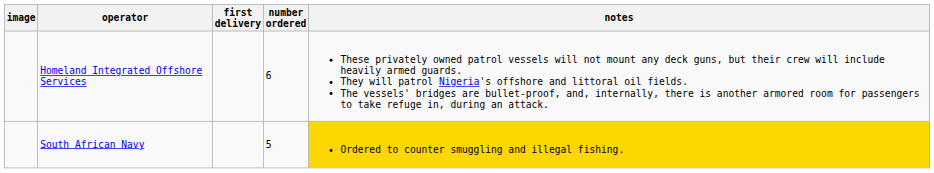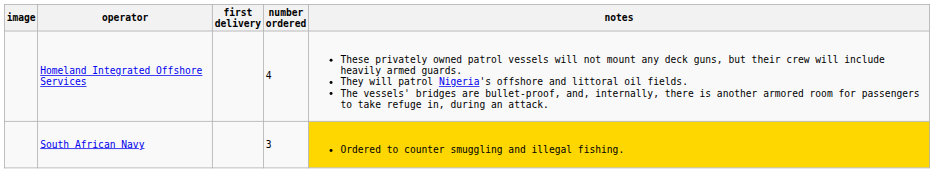(269, 76) 6 -> (269, 76) 4
(269, 145) 5 -> (269, 145) 3
